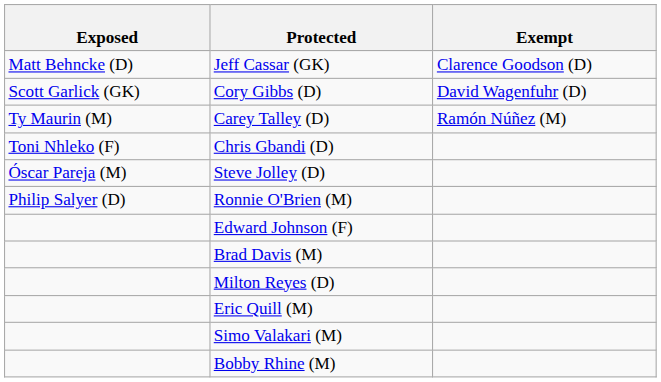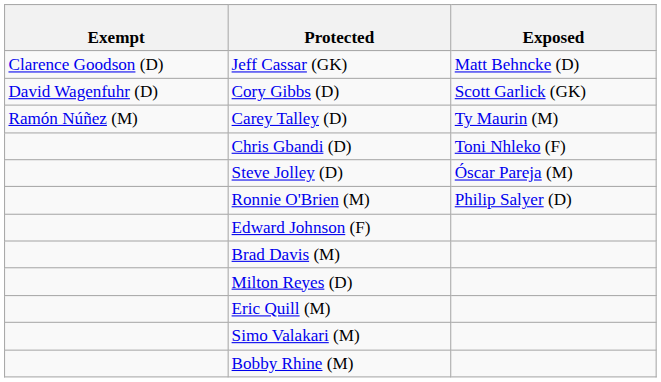columns swapped: (107, 37) <-> (545, 37)
